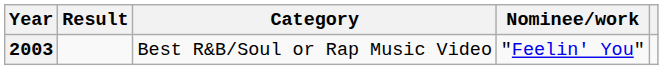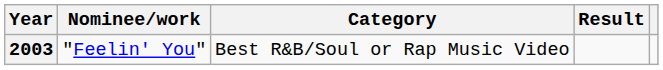columns swapped: (573, 20) <-> (95, 20)
